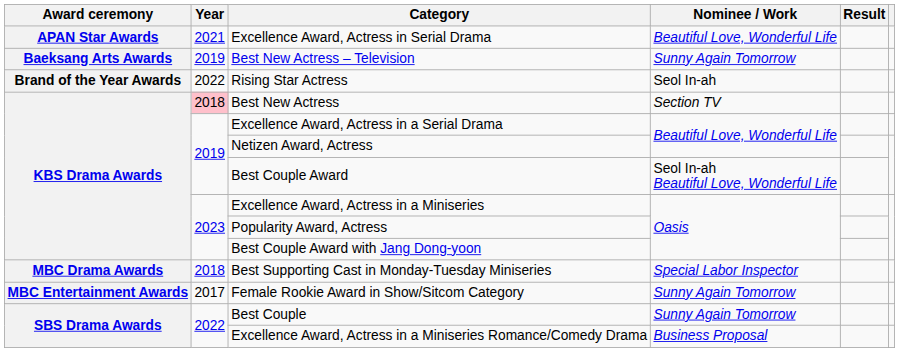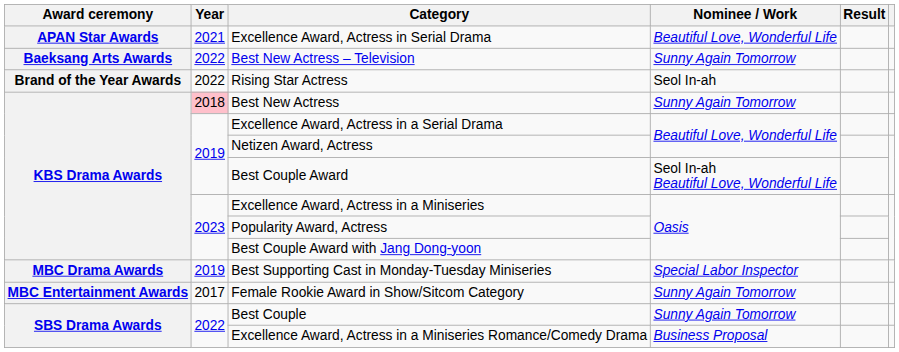(210, 59) 2019 -> (210, 59) 2022
(687, 102) Section TV -> (724, 102) Sunny Again Tomorrow
(210, 270) 2018 -> (210, 270) 2019
